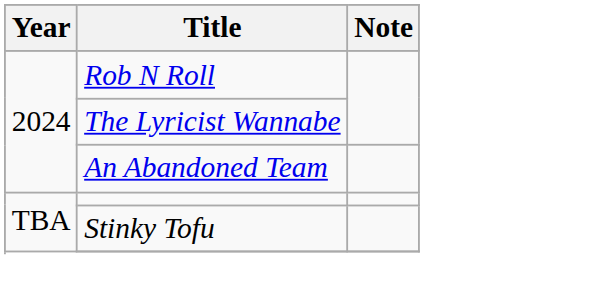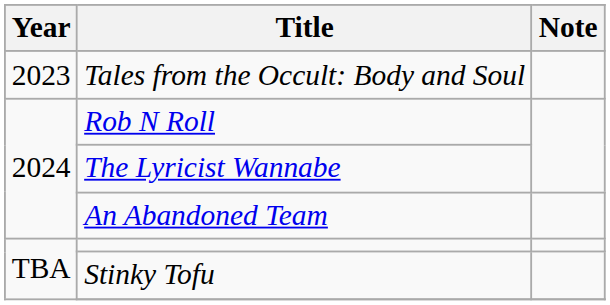+ row: (41, 74)
